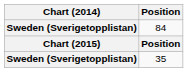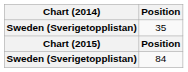rows swapped: (161, 28) <-> (161, 59)
